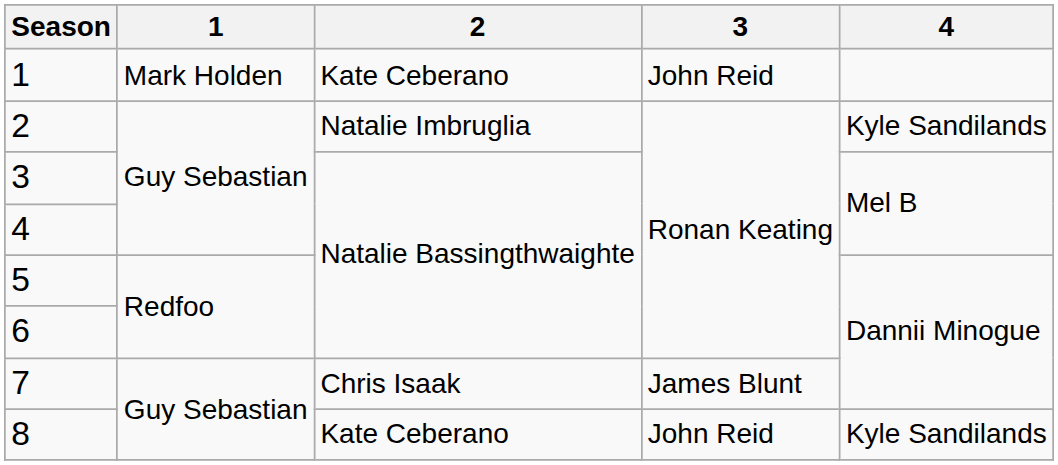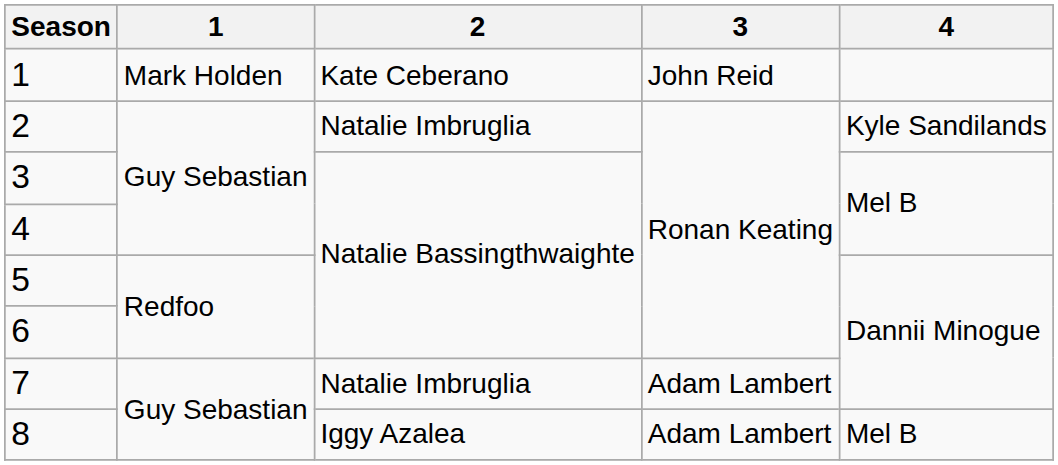(390, 383) Chris Isaak -> (425, 383) Natalie Imbruglia
(725, 383) James Blunt -> (740, 383) Adam Lambert
(415, 434) Kate Ceberano -> (393, 434) Iggy Azalea
(711, 434) John Reid -> (740, 434) Adam Lambert
(946, 434) Kyle Sandilands -> (882, 434) Mel B
